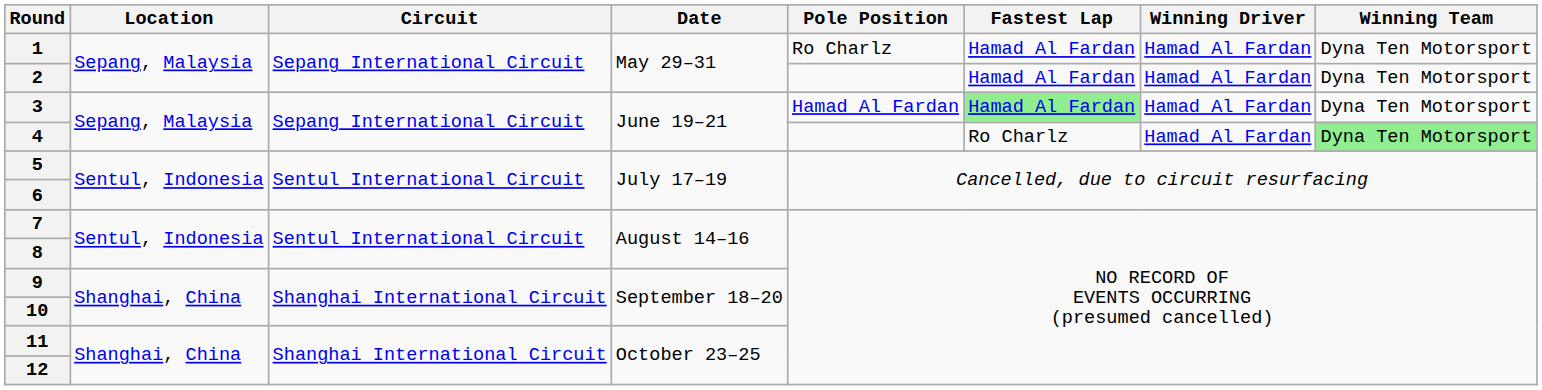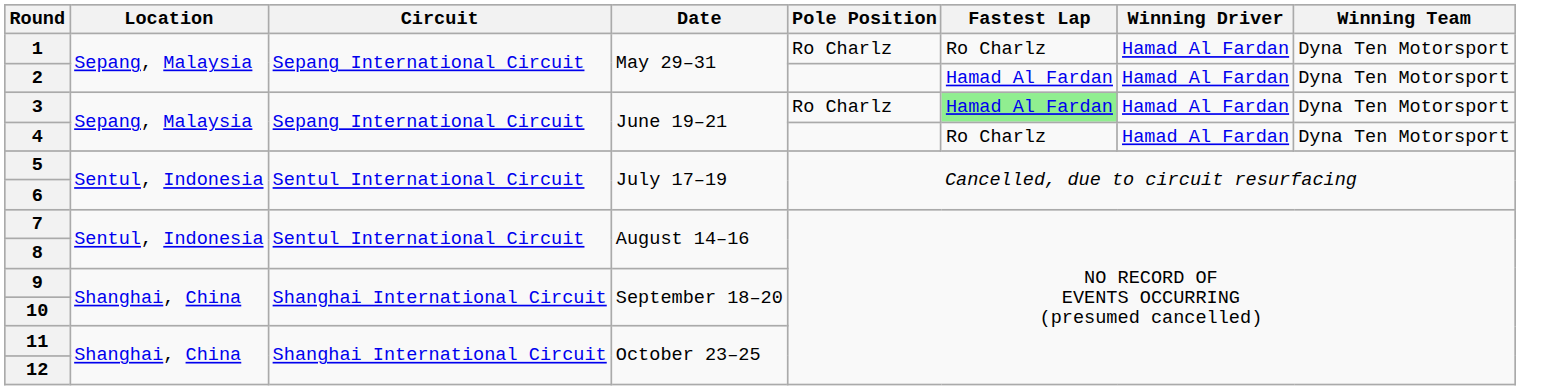(1052, 49) Hamad Al Fardan -> (996, 49) Ro Charlz
(876, 107) Hamad Al Fardan -> (842, 107) Ro Charlz
(1426, 136) lightgreen background -> (1404, 136) no background
